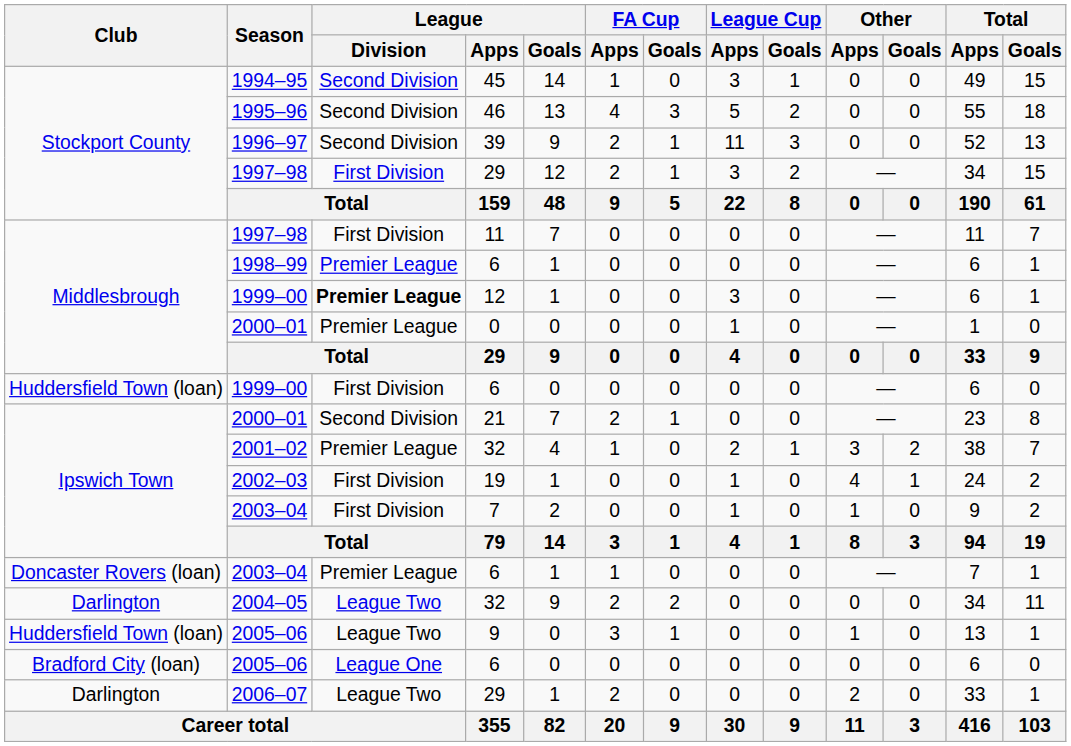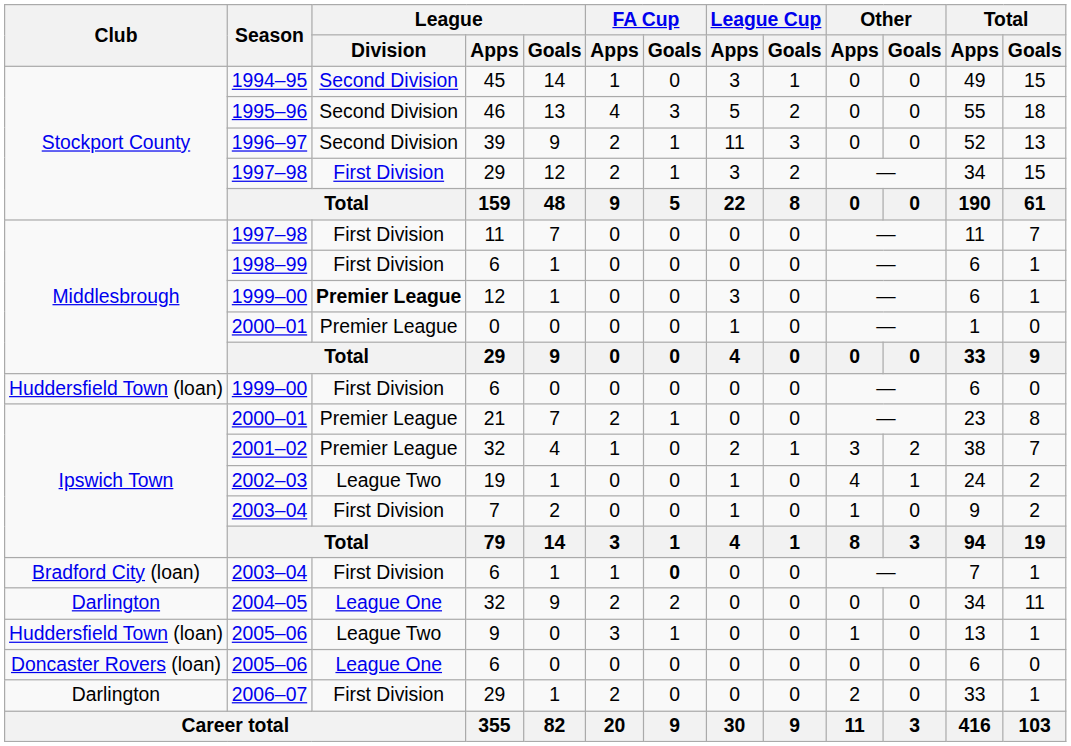(389, 265) Premier League -> (389, 265) First Division
(389, 419) Second Division -> (389, 419) Premier League
(389, 480) First Division -> (389, 480) League Two
(116, 572) Doncaster Rovers (loan) -> (116, 572) Bradford City (loan)
(389, 572) Premier League -> (389, 572) First Division
(675, 572) normal -> (675, 572) bold
(389, 603) League Two -> (389, 603) League One
(116, 664) Bradford City (loan) -> (116, 664) Doncaster Rovers (loan)
(389, 695) League Two -> (389, 695) First Division
